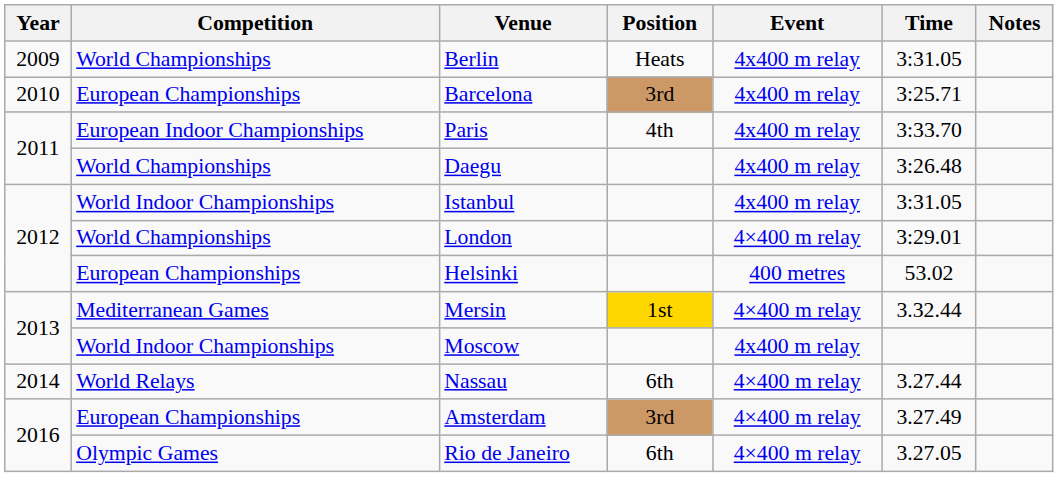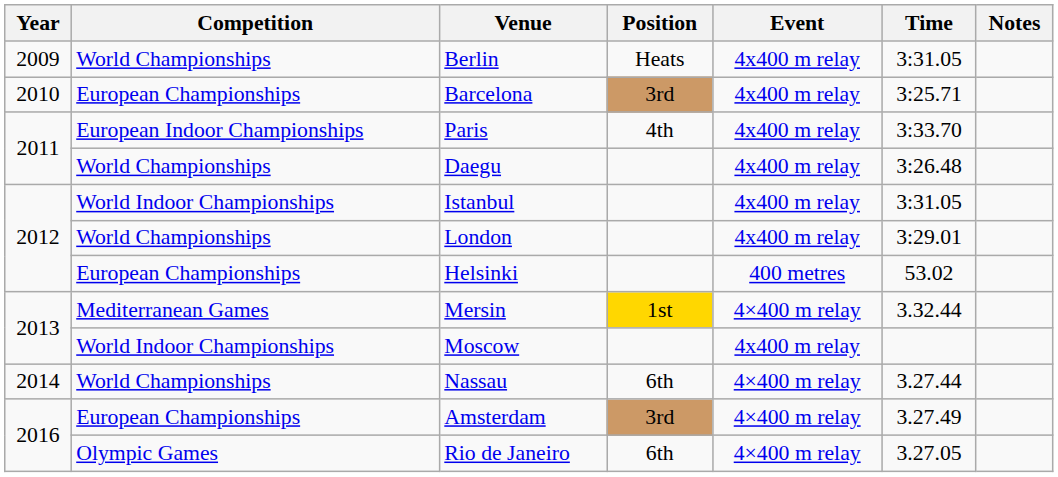(797, 237) 4×400 m relay -> (797, 237) 4x400 m relay
(135, 381) World Relays -> (173, 381) World Championships
